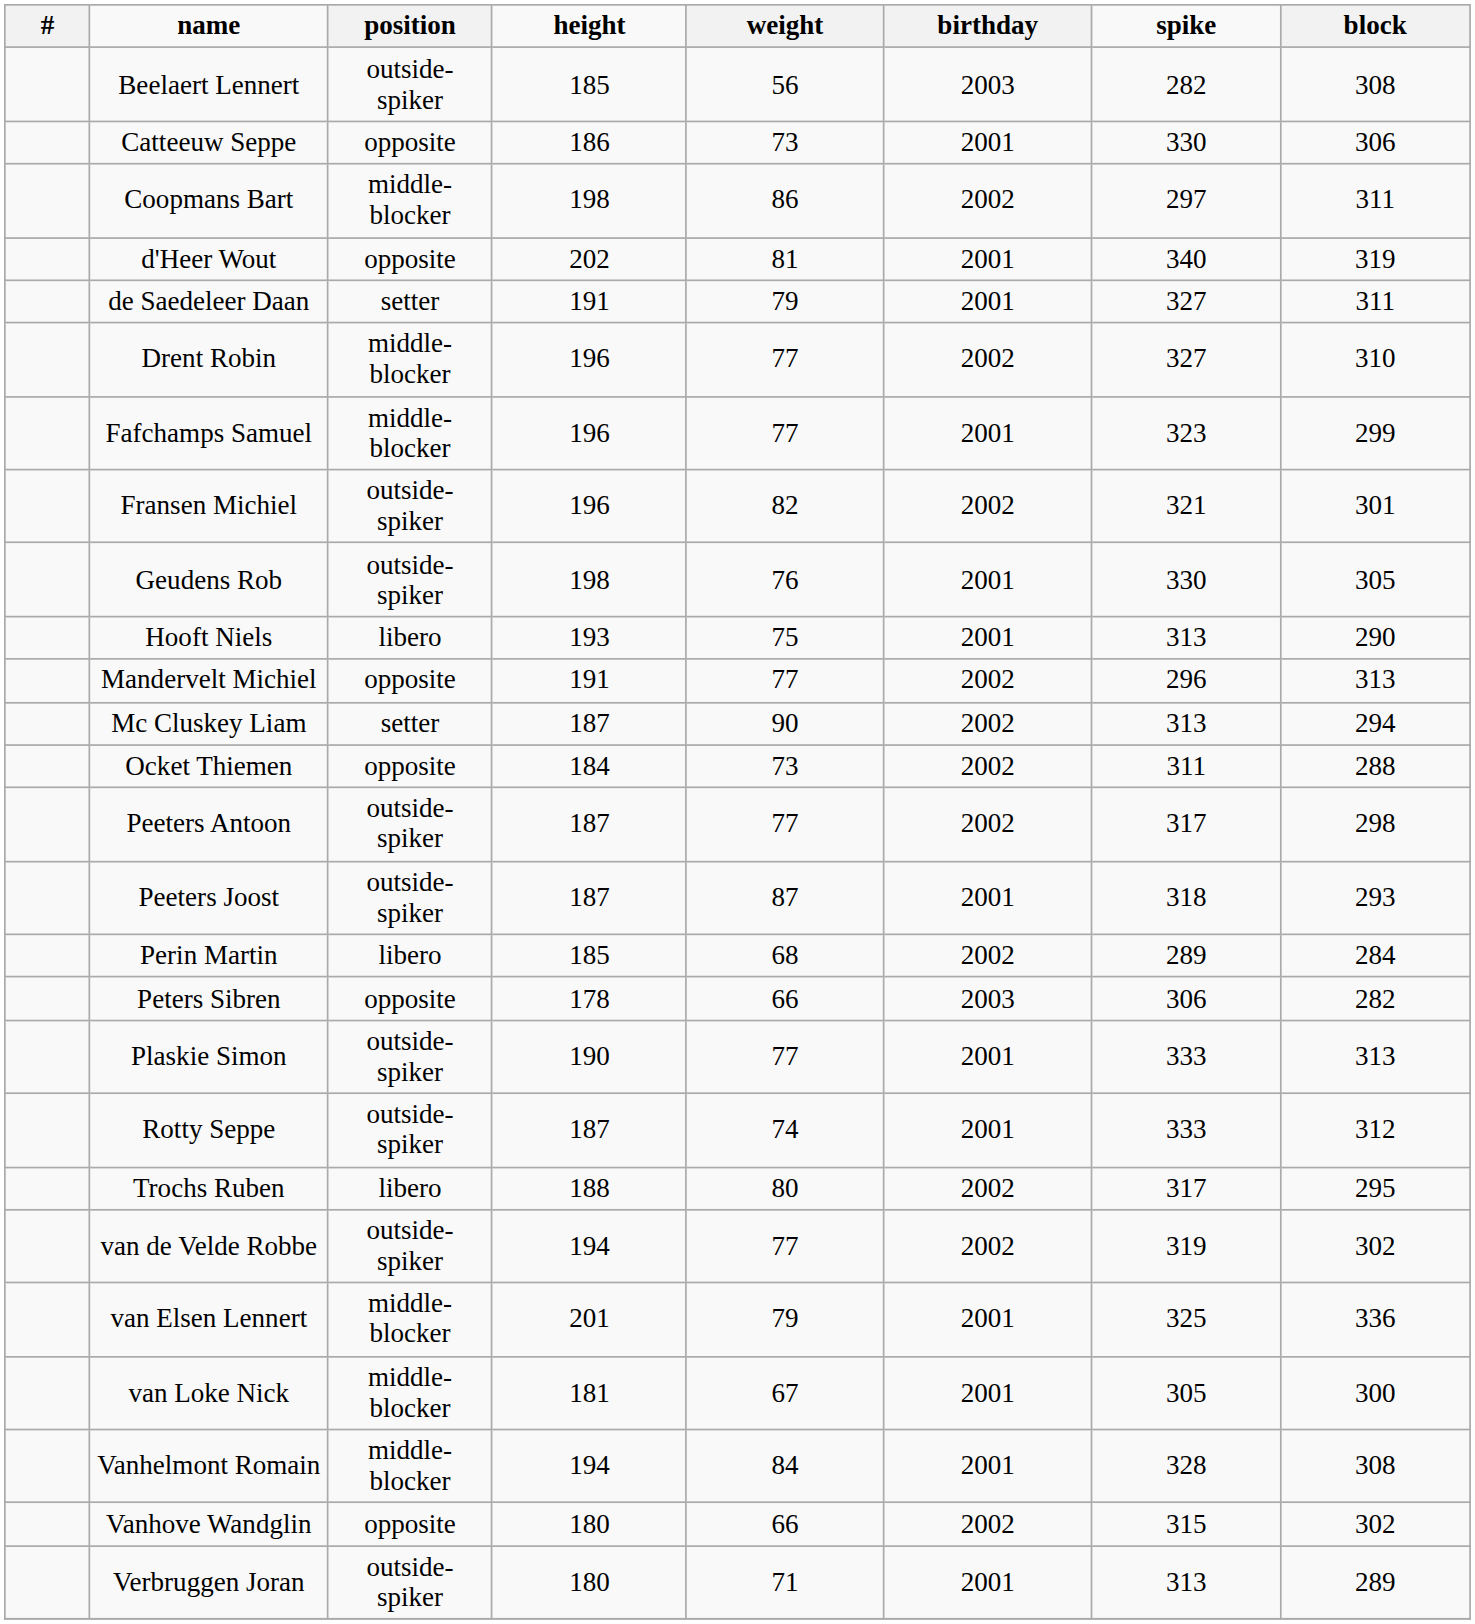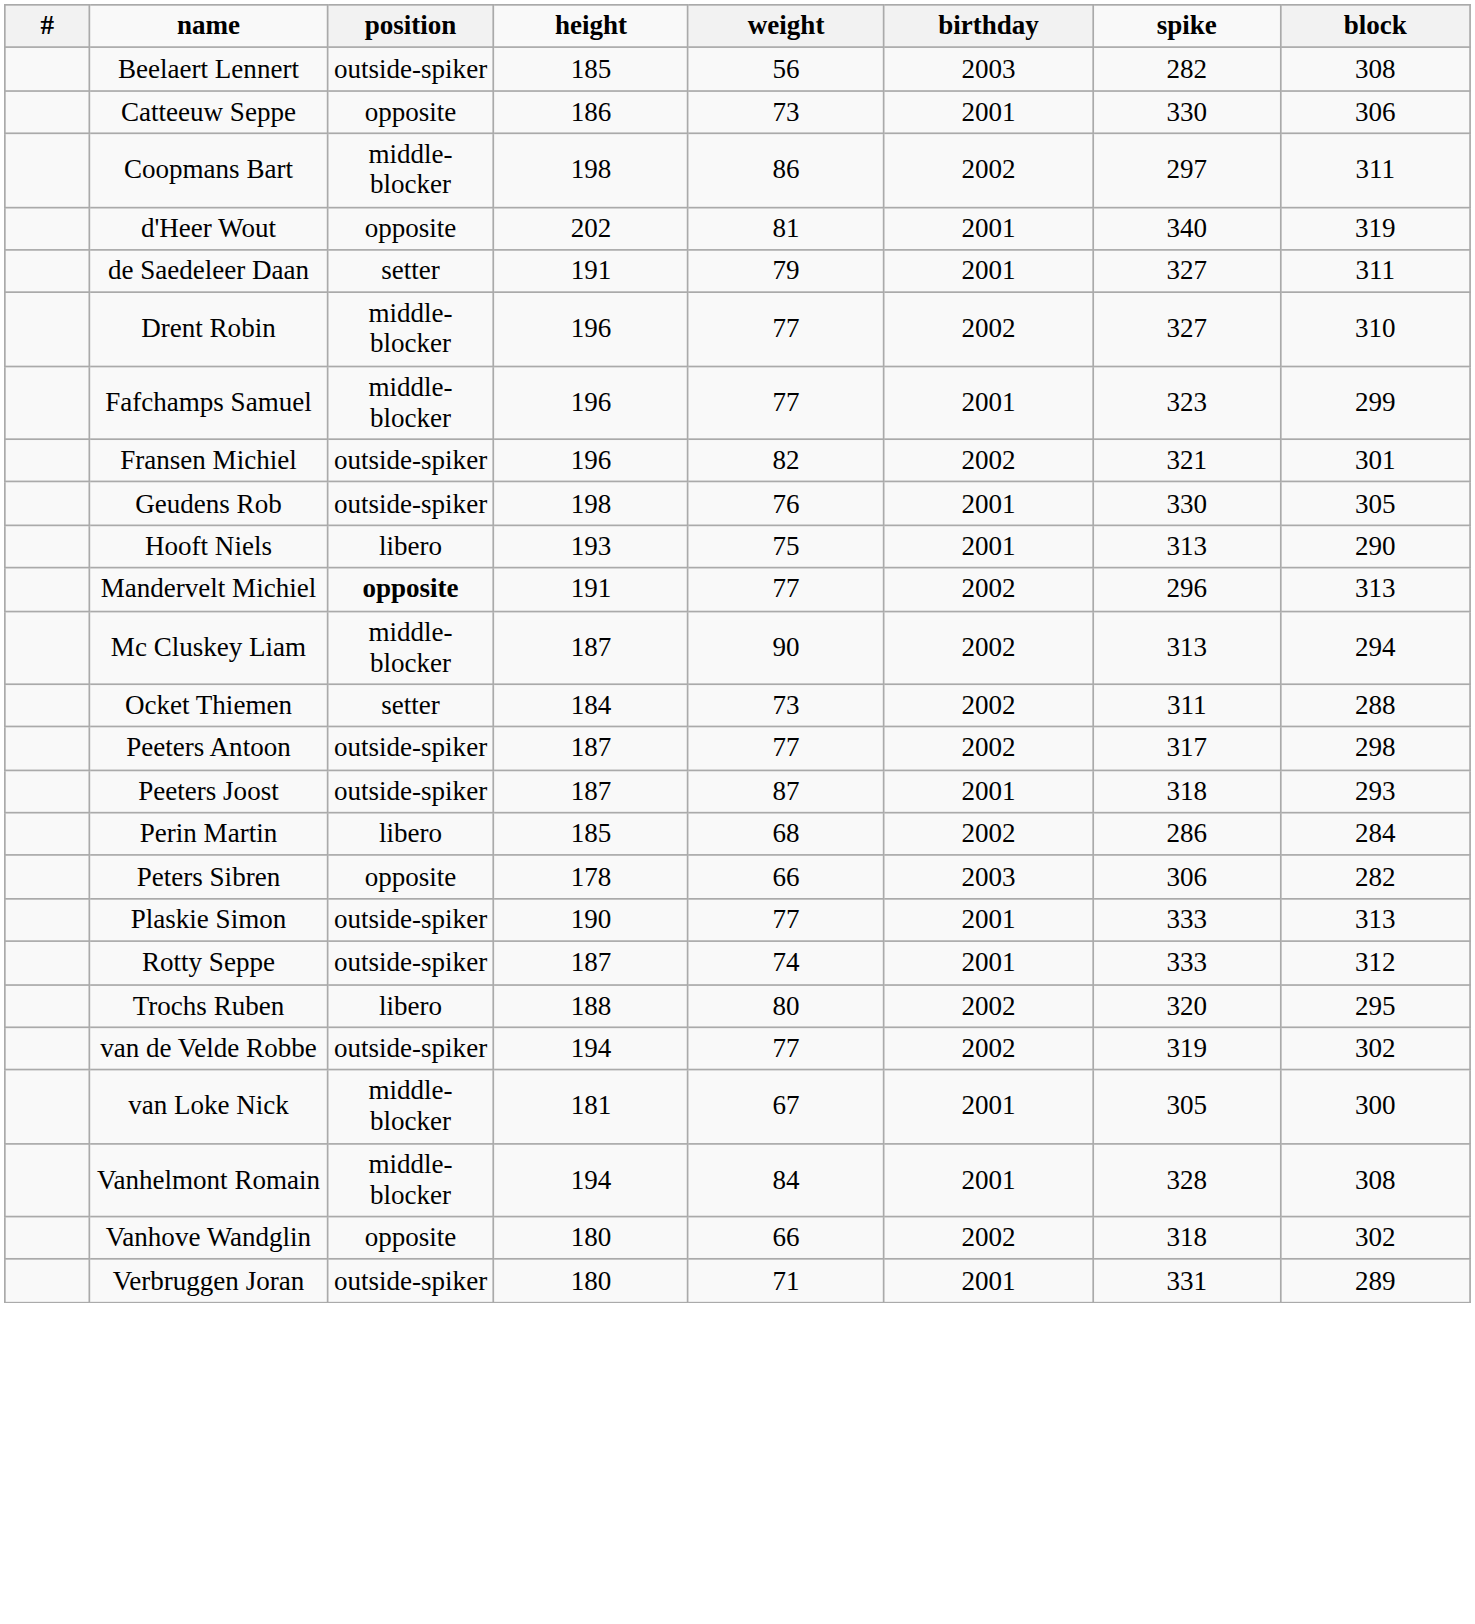(410, 680) normal -> (411, 588) bold
(410, 723) setter -> (411, 647) middle-blocker
(410, 765) opposite -> (411, 705) setter
(1186, 955) 289 -> (1187, 833) 286
(1186, 1187) 317 -> (1187, 1005) 320
- row: (209, 1319)
(1186, 1523) 315 -> (1187, 1237) 318
(1186, 1582) 313 -> (1187, 1280) 331
